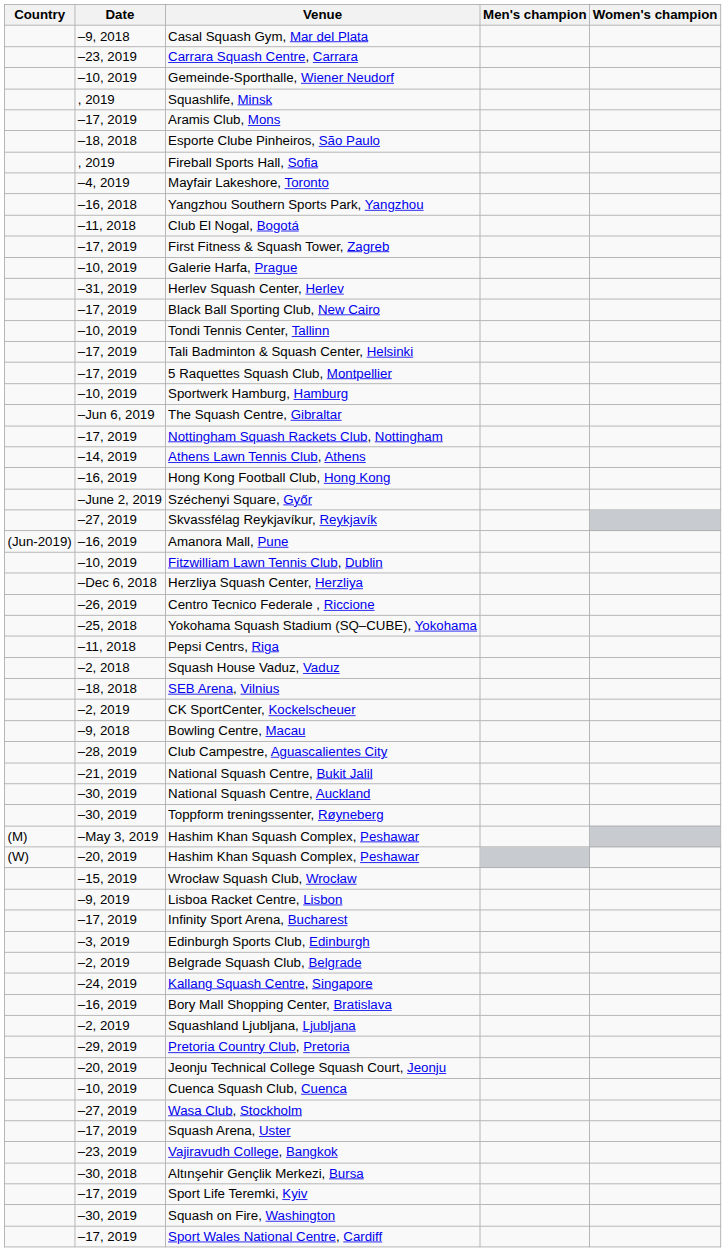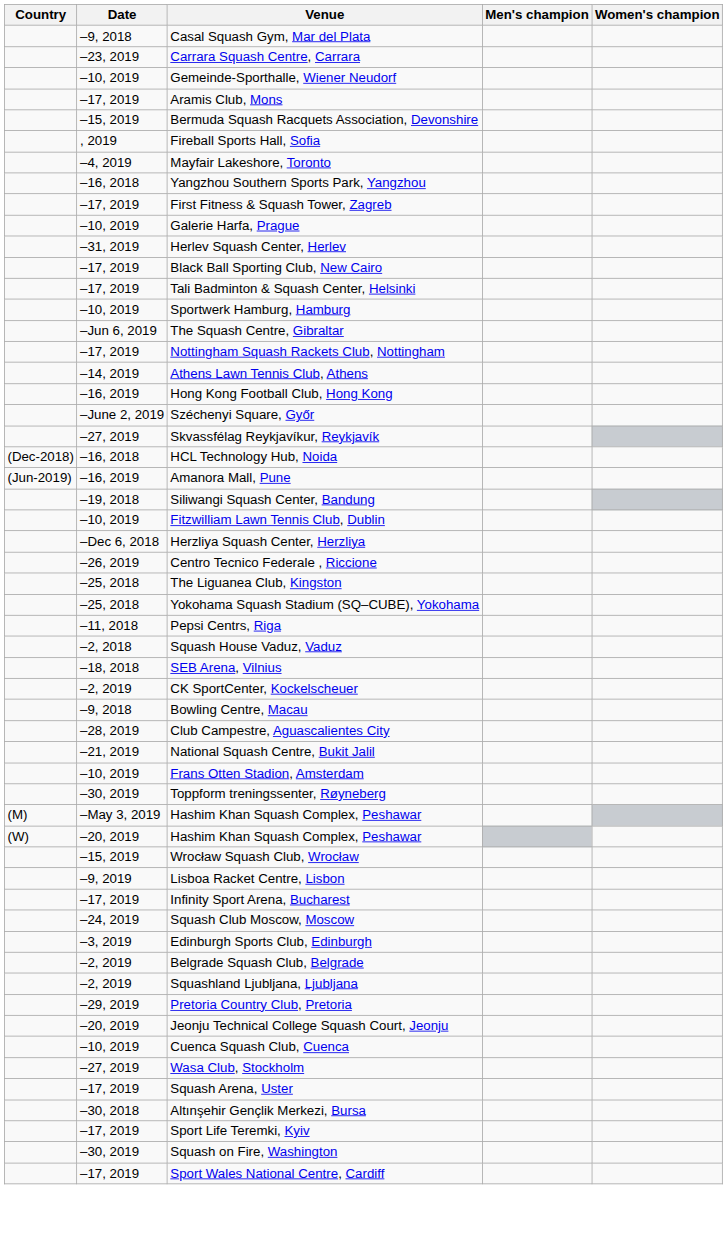- row: (96, 99)
+ row: (110, 120)
- row: (107, 141)
- row: (107, 225)
- row: (107, 330)
- row: (107, 373)
+ row: (110, 457)
+ row: (110, 499)
+ row: (110, 583)
+ row: (110, 773)
- row: (107, 794)
+ row: (110, 920)
- row: (107, 983)
- row: (107, 1004)
- row: (107, 1152)
